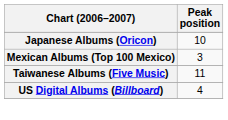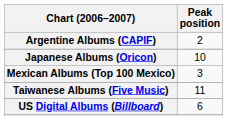+ row: (91, 40)
(200, 90) 4 -> (200, 106) 6
